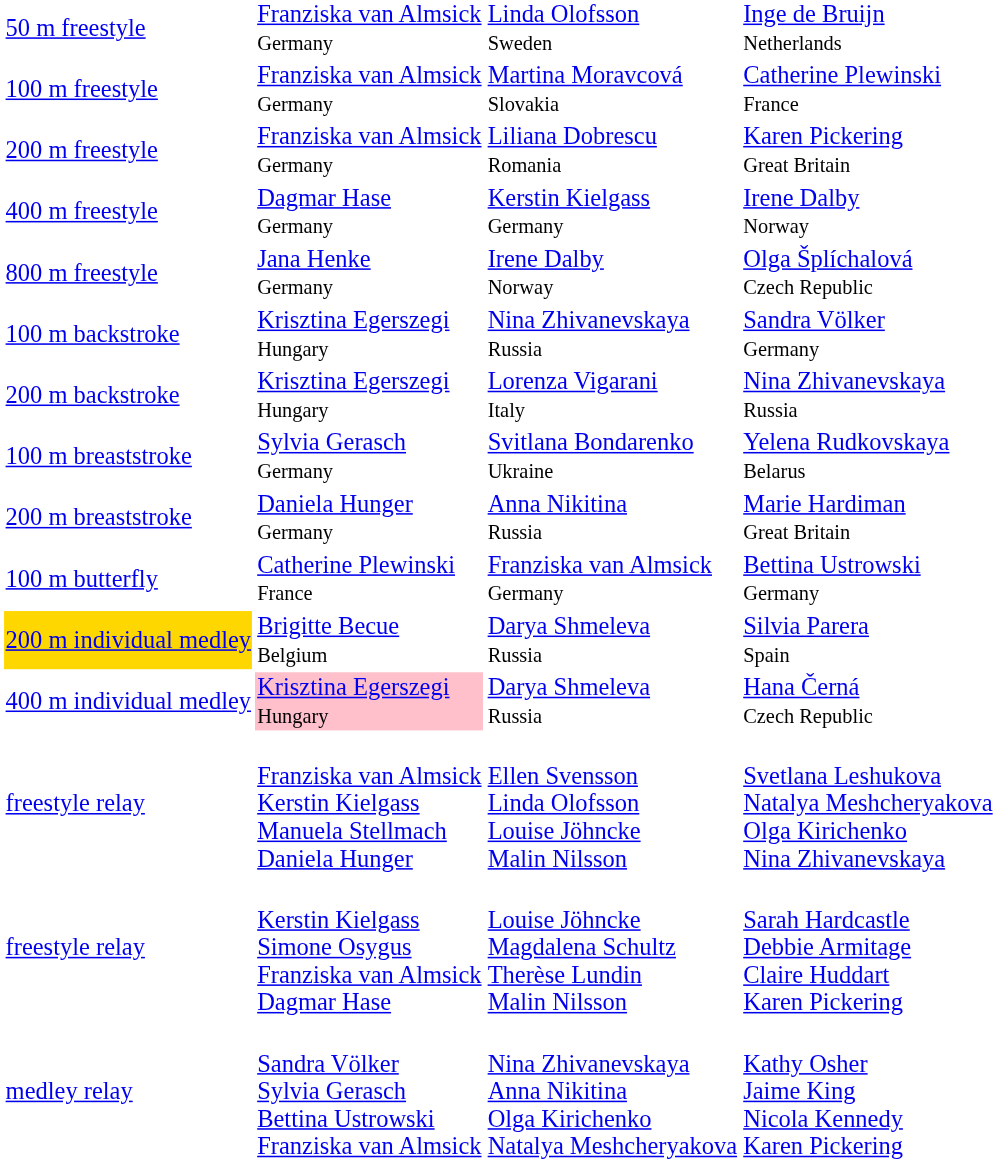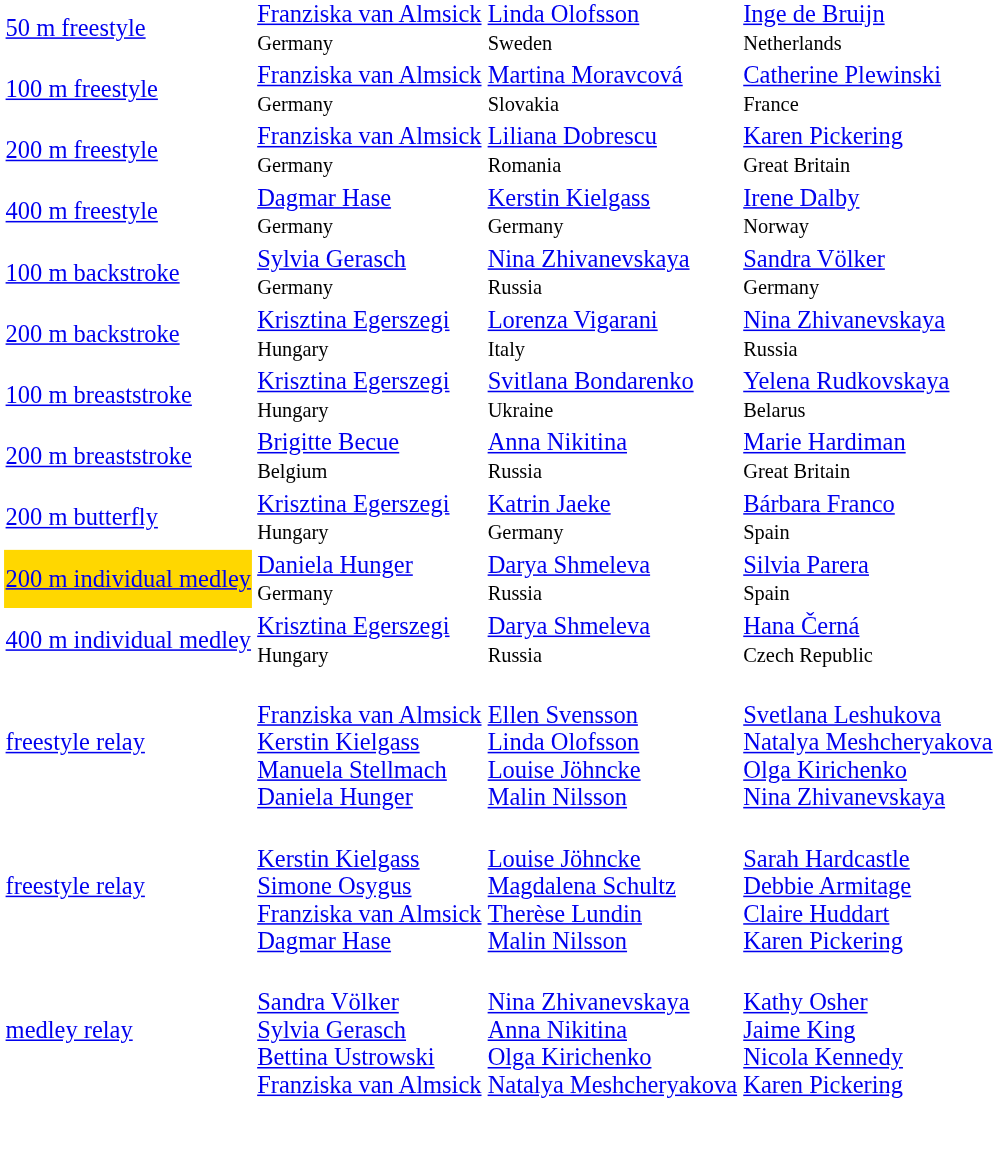- row: (828, 272)
(353, 333) Krisztina Egerszegi Hungary -> (332, 272) Sylvia Gerasch Germany
(332, 456) Sylvia Gerasch Germany -> (353, 395) Krisztina Egerszegi Hungary
(335, 517) Daniela Hunger Germany -> (328, 456) Brigitte Becue Belgium
- row: (832, 578)
+ row: (819, 517)
(328, 639) Brigitte Becue Belgium -> (335, 578) Daniela Hunger Germany
(353, 701) pink background -> (353, 639) no background
